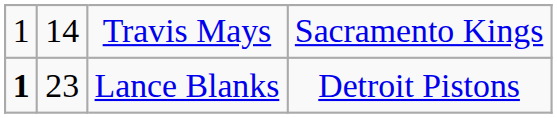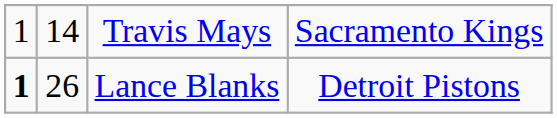(62, 84) 23 -> (62, 84) 26
